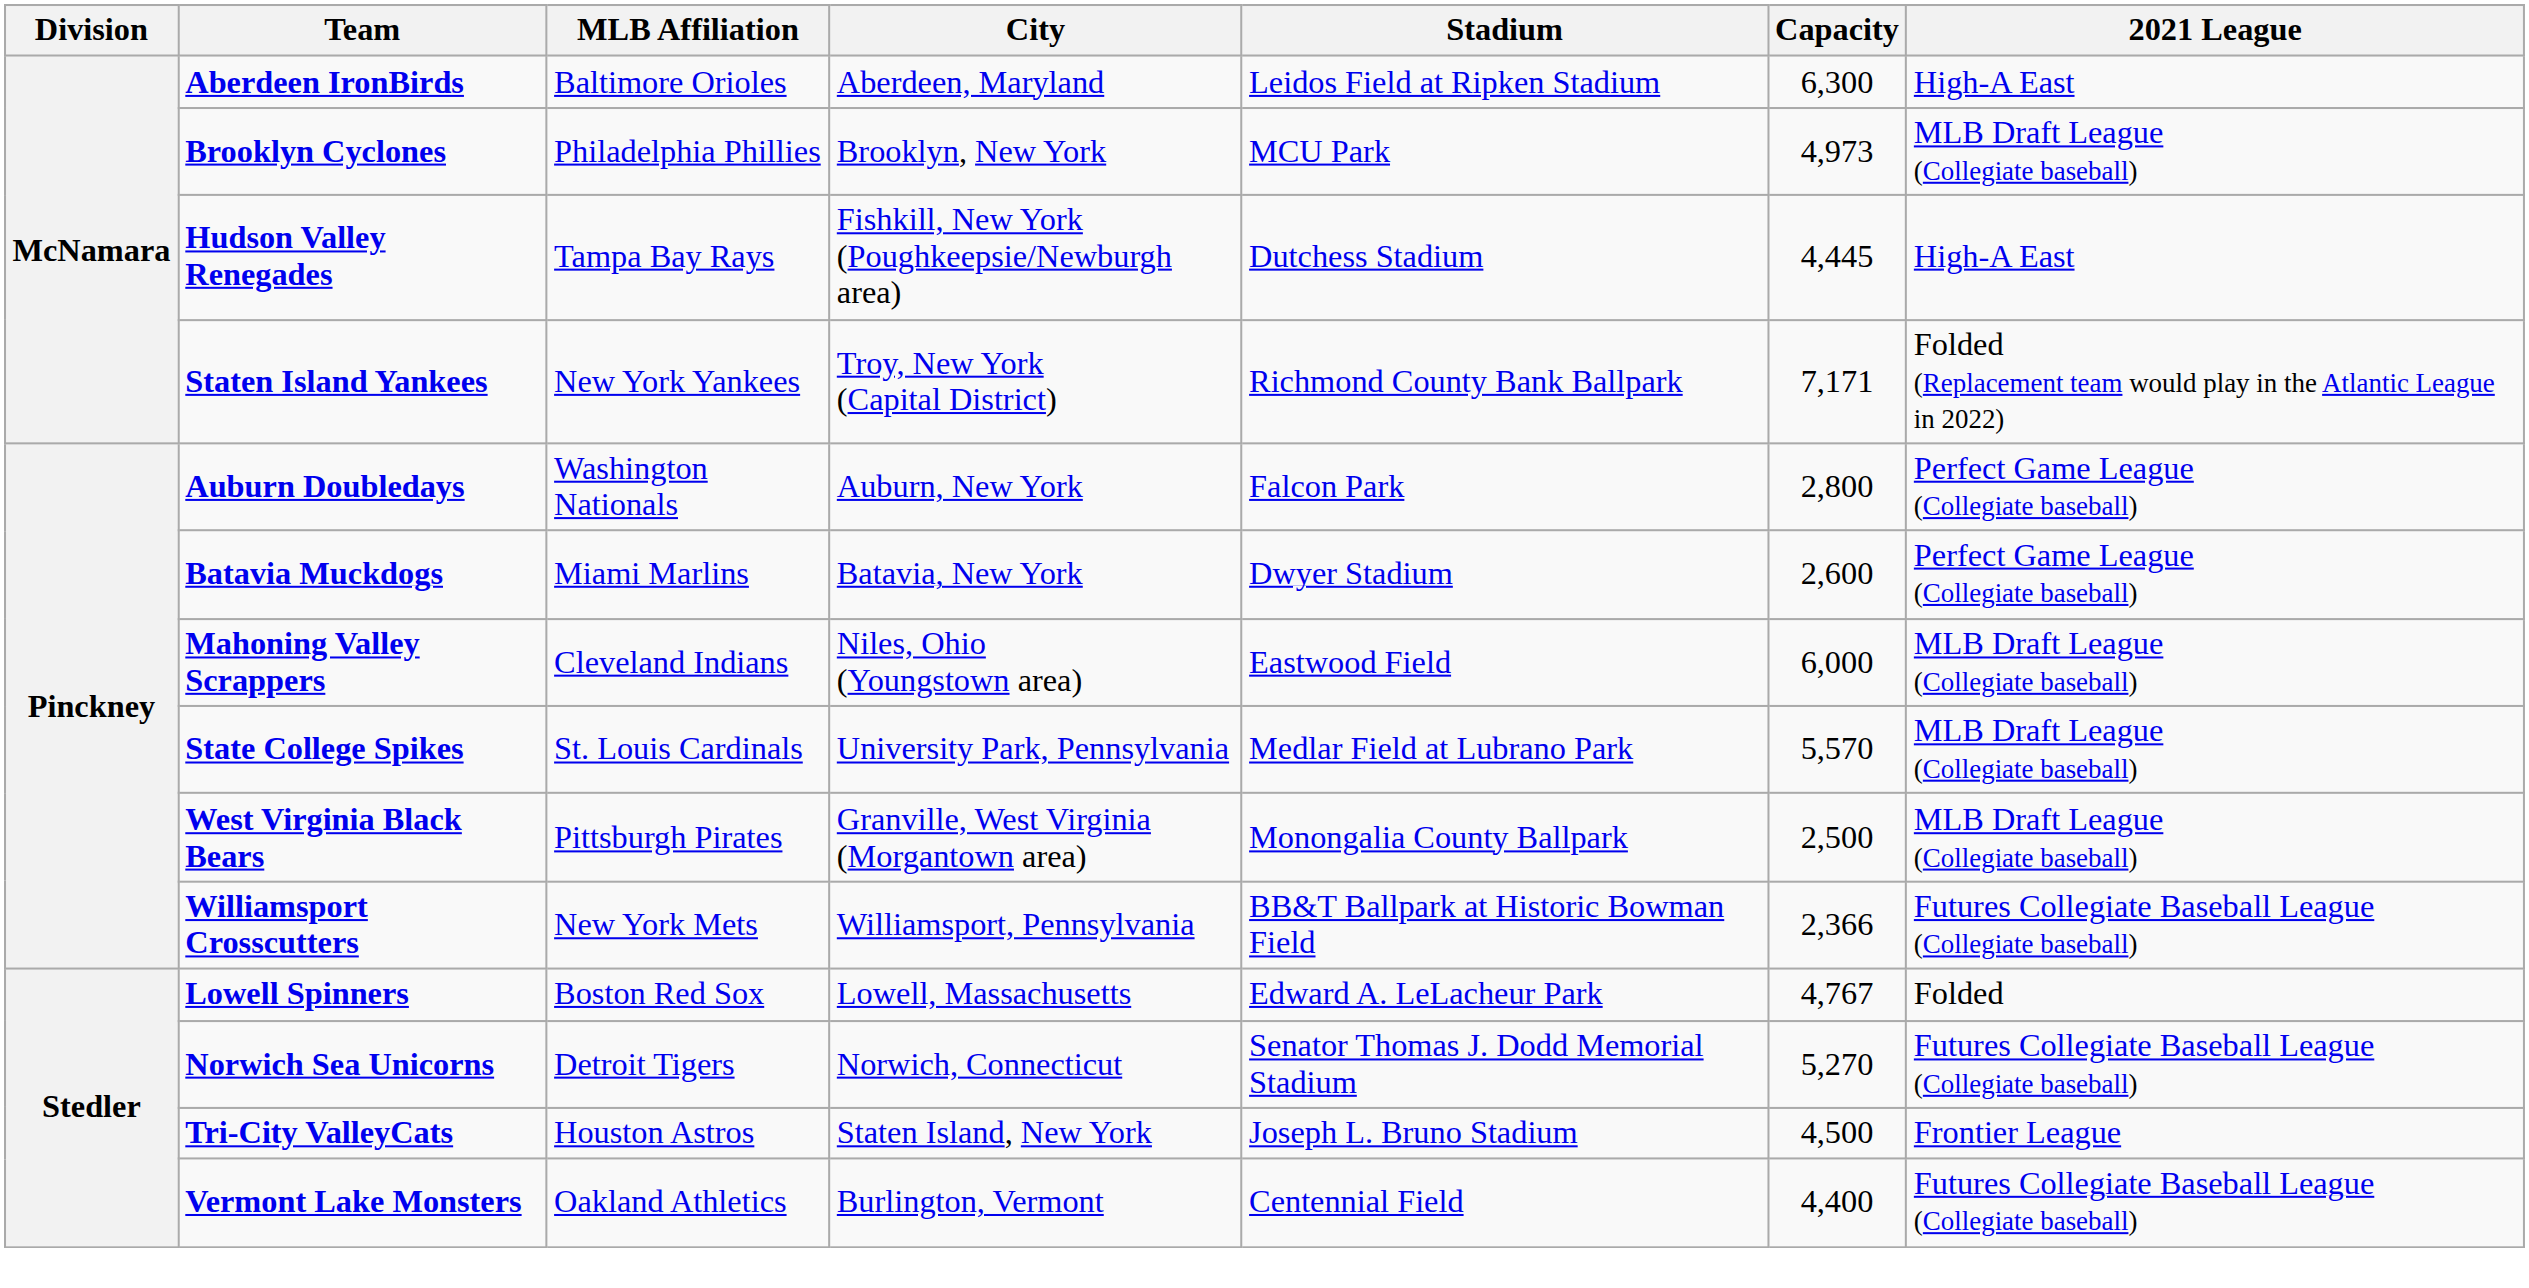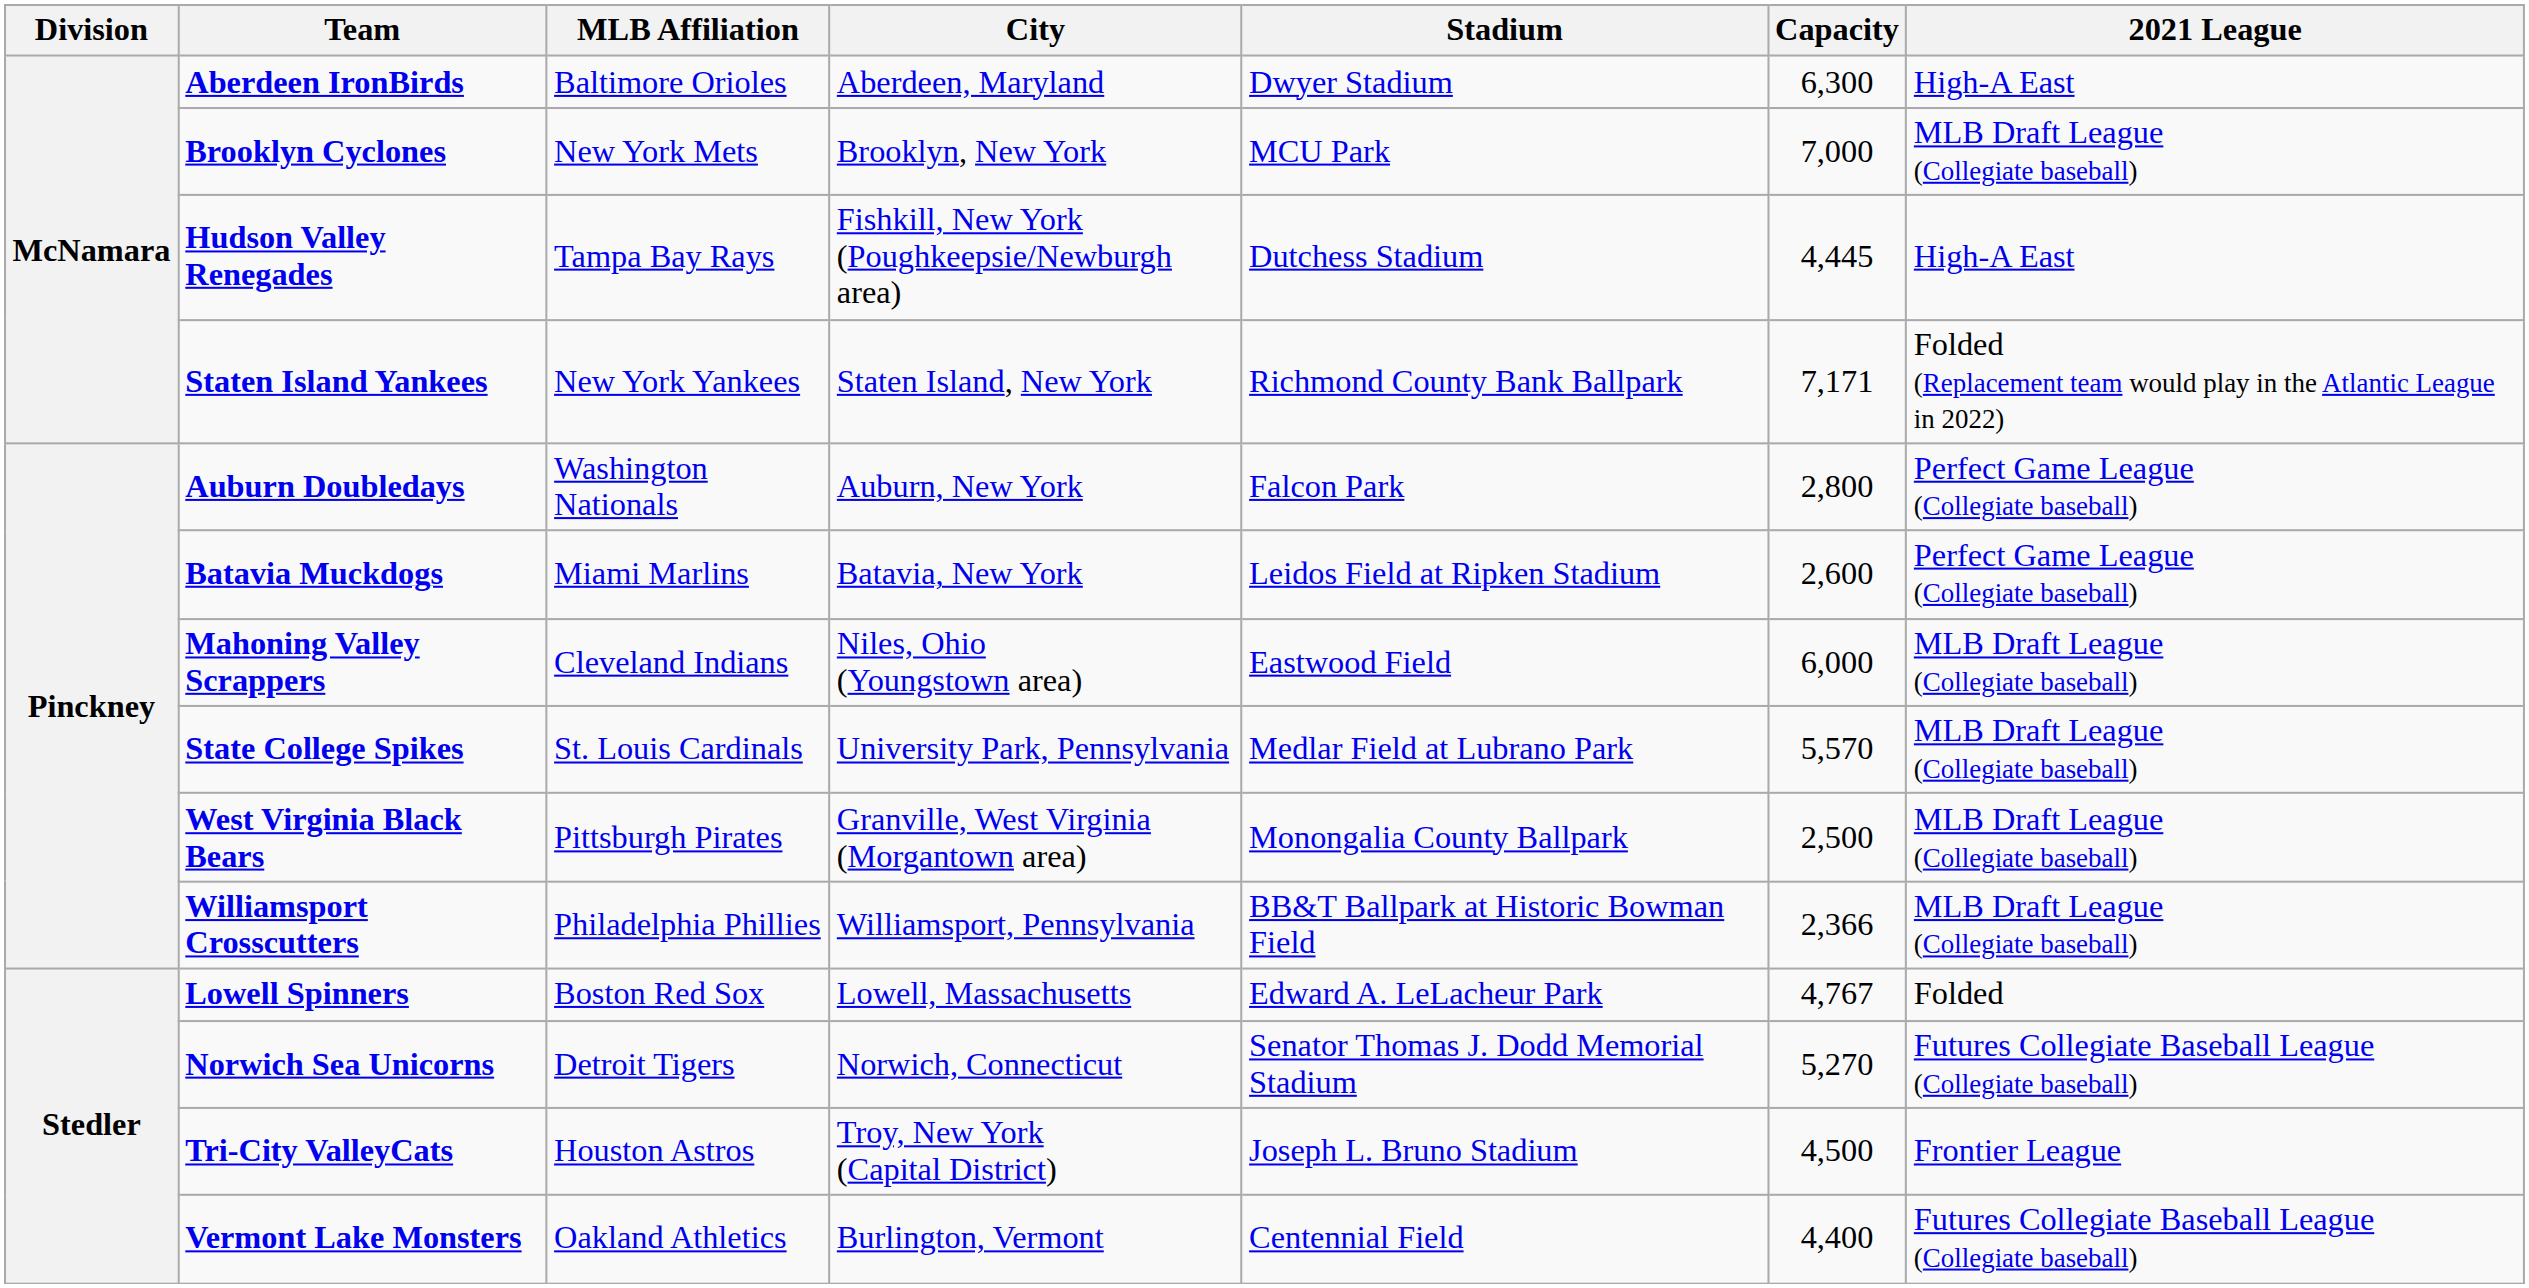(1455, 81) Leidos Field at Ripken Stadium -> (1351, 81) Dwyer Stadium
(687, 150) Philadelphia Phillies -> (656, 150) New York Mets
(1837, 150) 4,973 -> (1837, 150) 7,000
(947, 380) Troy, New York (Capital District) -> (994, 380) Staten Island, New York
(1351, 574) Dwyer Stadium -> (1455, 574) Leidos Field at Ripken Stadium
(656, 924) New York Mets -> (687, 924) Philadelphia Phillies
(2144, 924) Futures Collegiate Baseball League (Collegiate baseball) -> (2039, 924) MLB Draft League (Collegiate baseball)
(994, 1132) Staten Island, New York -> (947, 1150) Troy, New York (Capital District)
